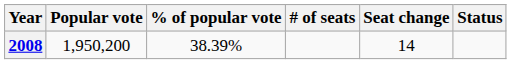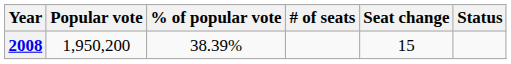(406, 44) 14 -> (406, 44) 15
